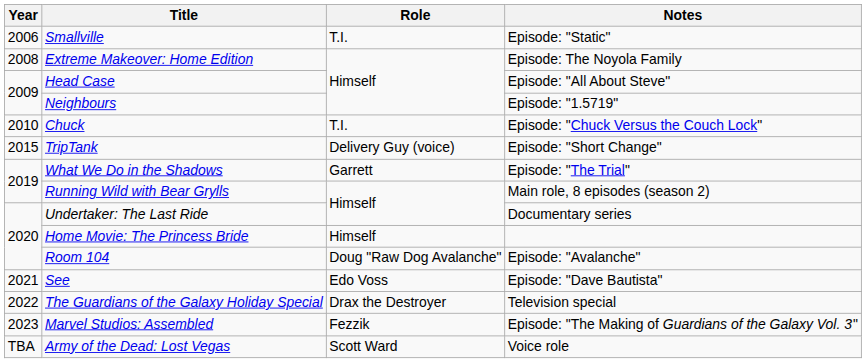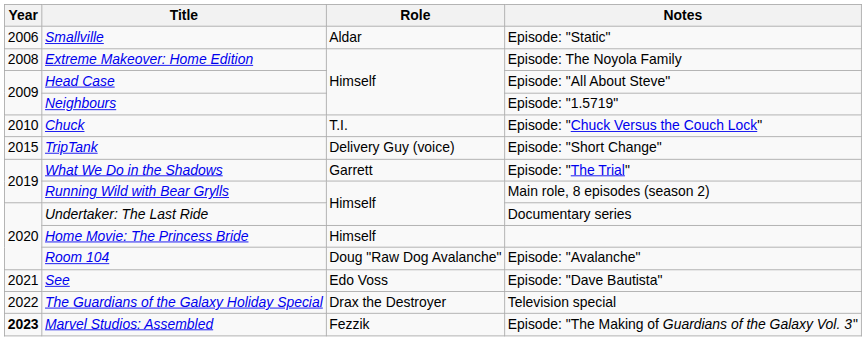(339, 37) T.I. -> (345, 37) Aldar
(23, 324) normal -> (23, 324) bold
- row: (138, 346)
